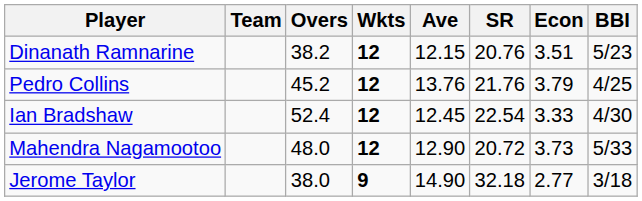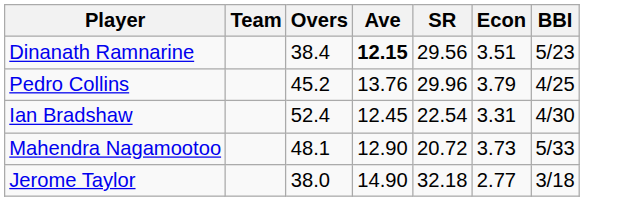- column: (381, 20)
(310, 52) 38.2 -> (310, 52) 38.4
(440, 52) normal -> (383, 52) bold
(500, 52) 20.76 -> (442, 52) 29.56
(500, 84) 21.76 -> (442, 84) 29.96
(554, 116) 3.33 -> (496, 116) 3.31
(310, 148) 48.0 -> (310, 148) 48.1
